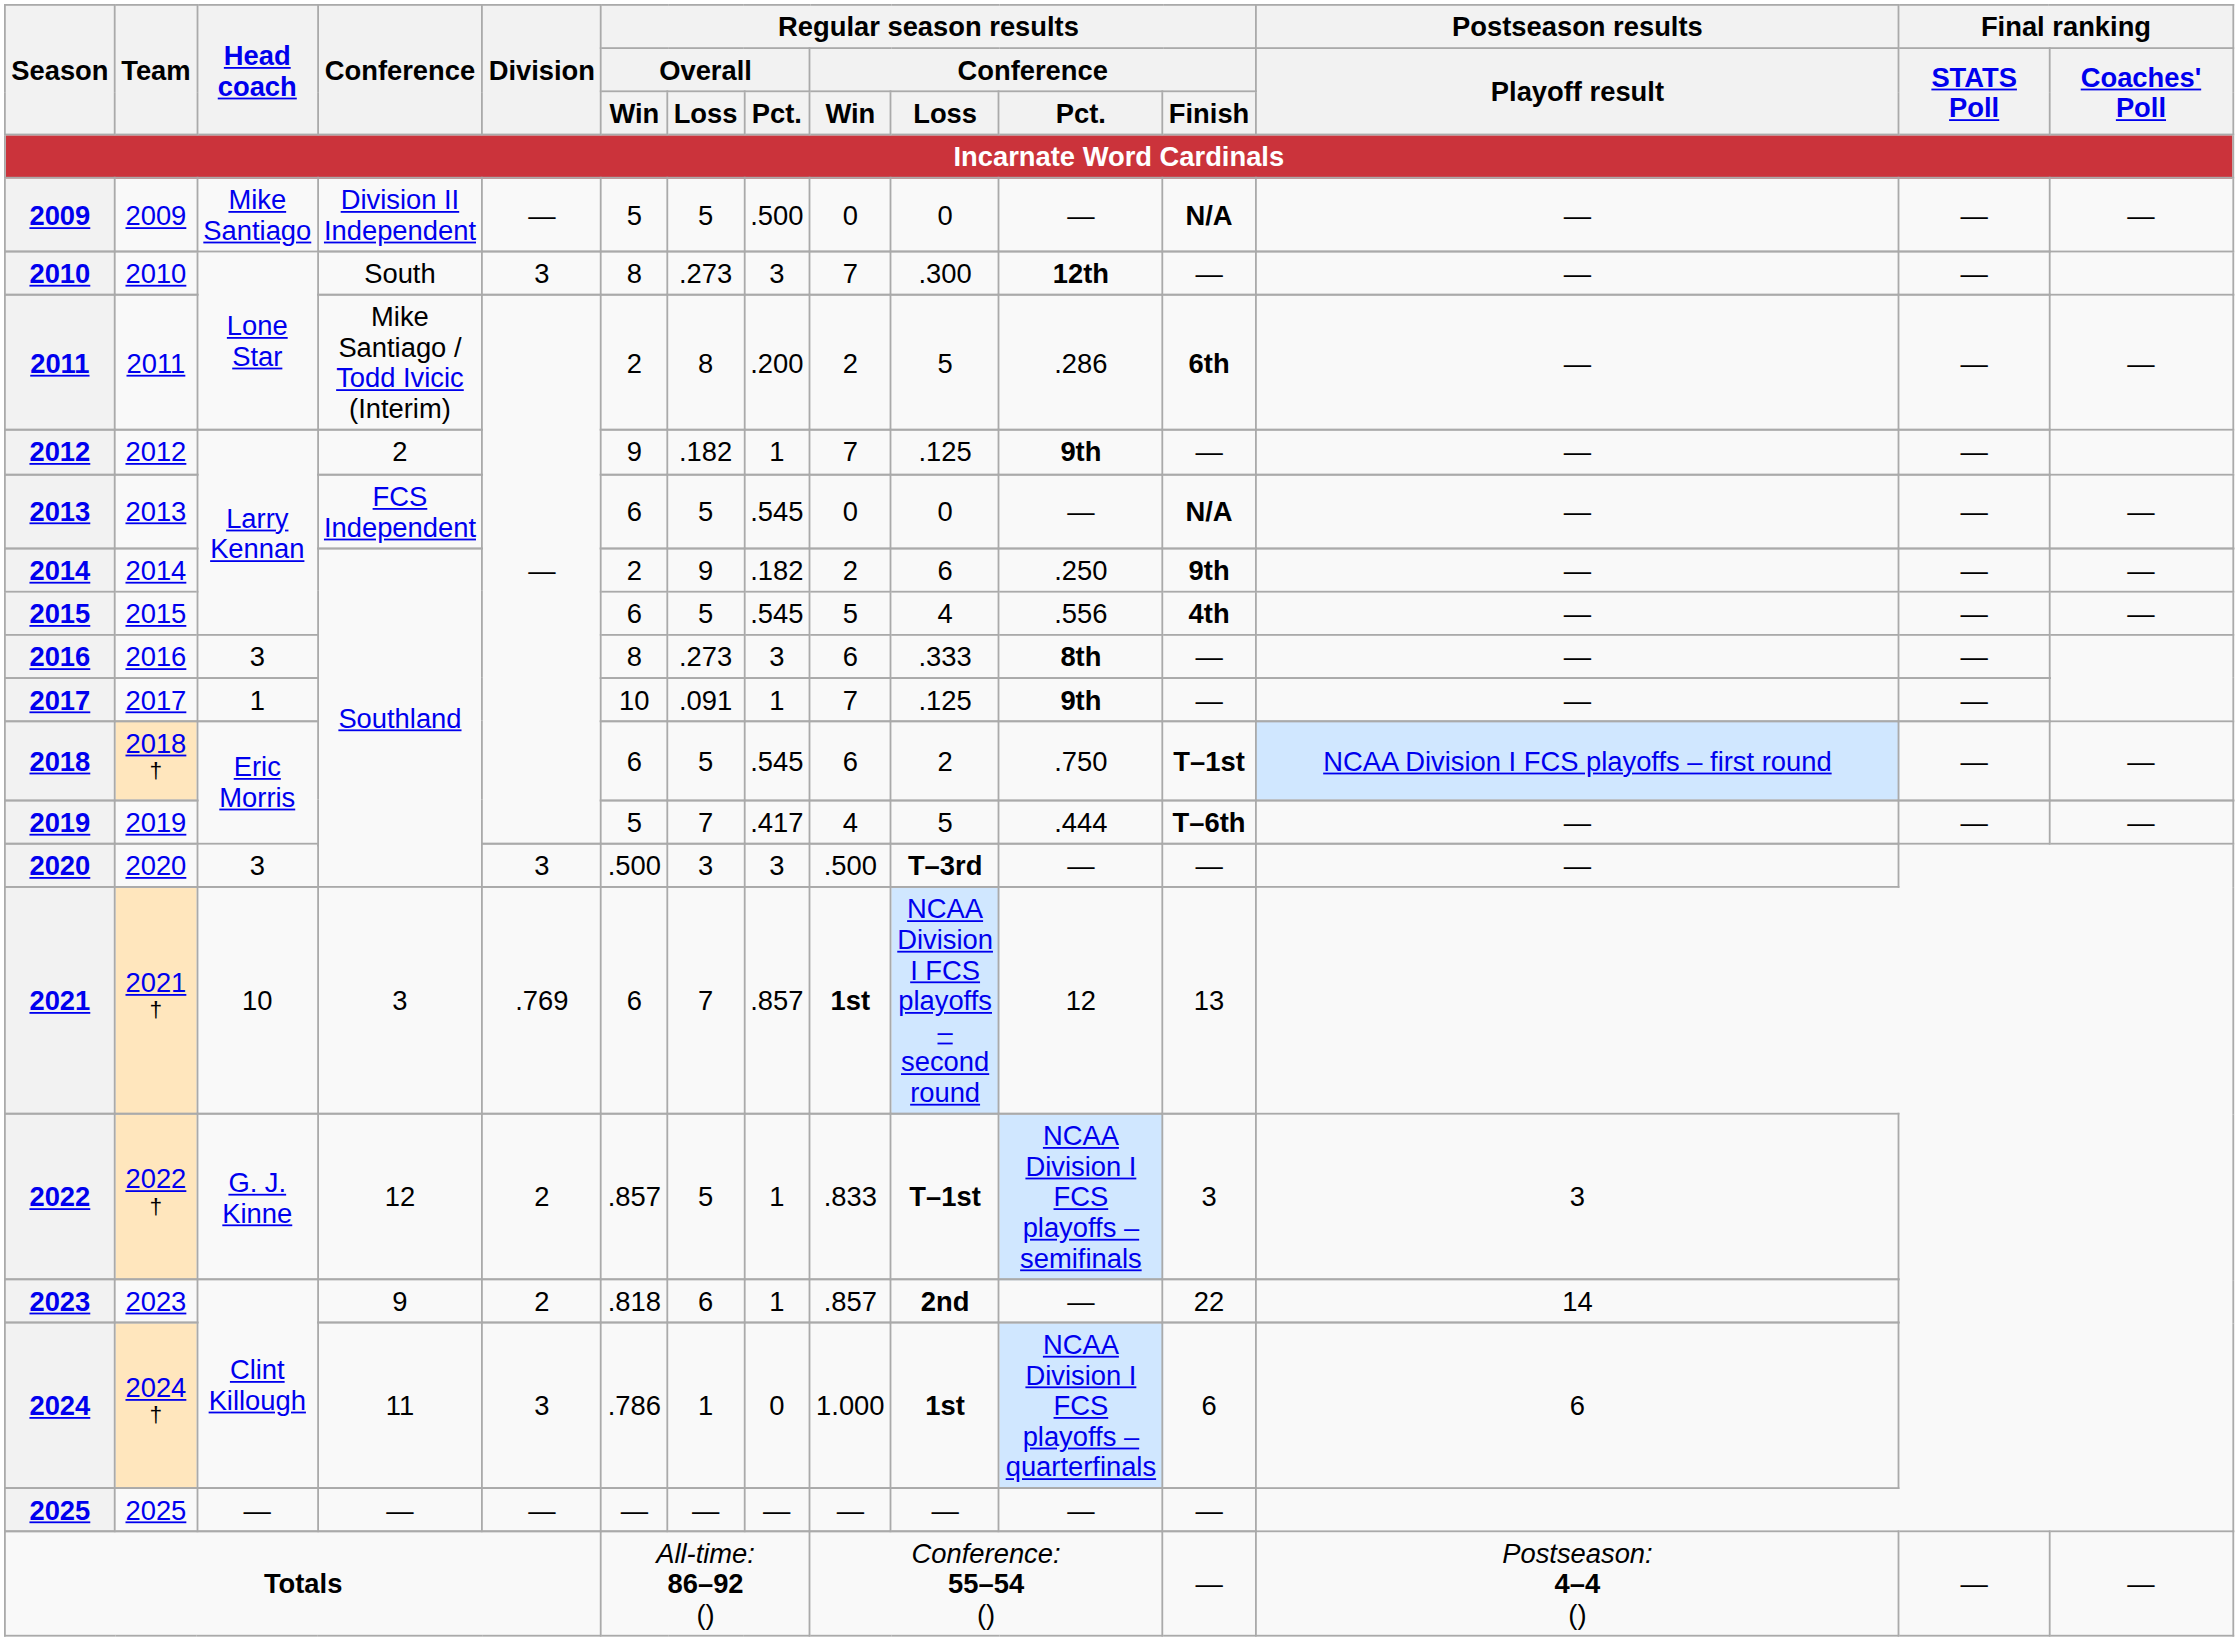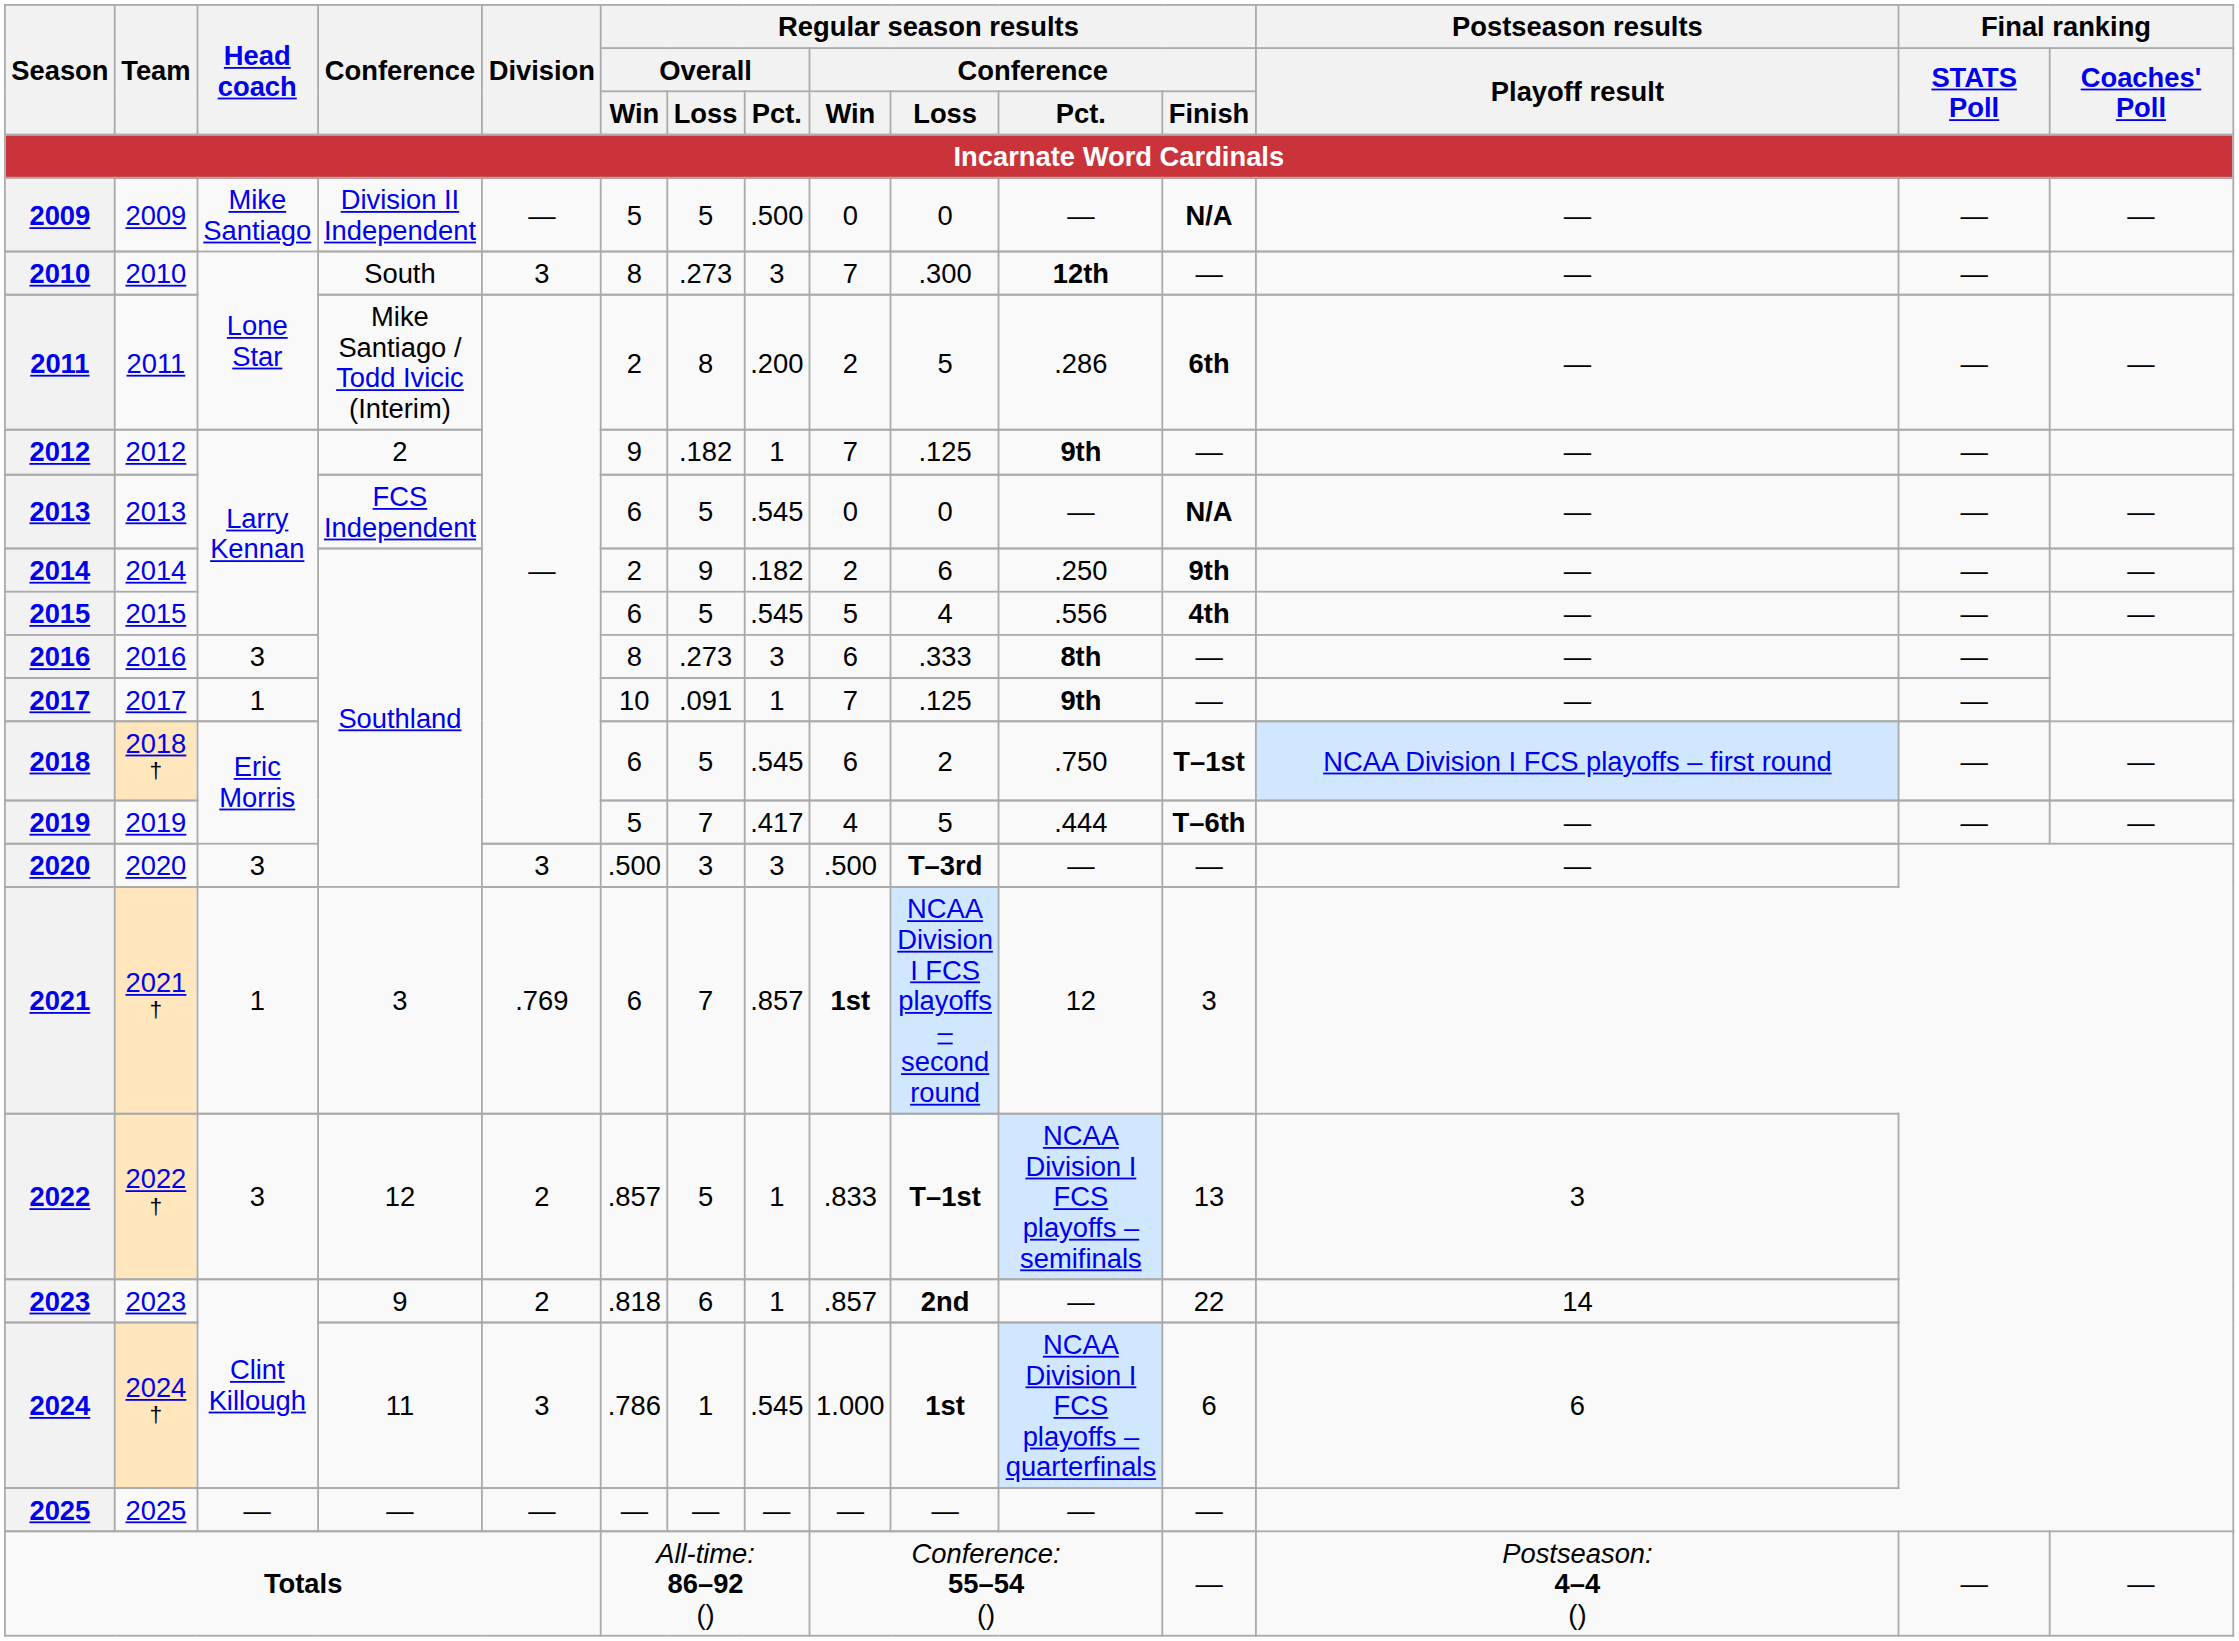(257, 1001) 10 -> (257, 1001) 1
(1209, 1001) 13 -> (1209, 1001) 3
(257, 1197) G. J. Kinne -> (257, 1197) 3
(1209, 1197) 3 -> (1209, 1197) 13
(777, 1406) 0 -> (777, 1406) .545
